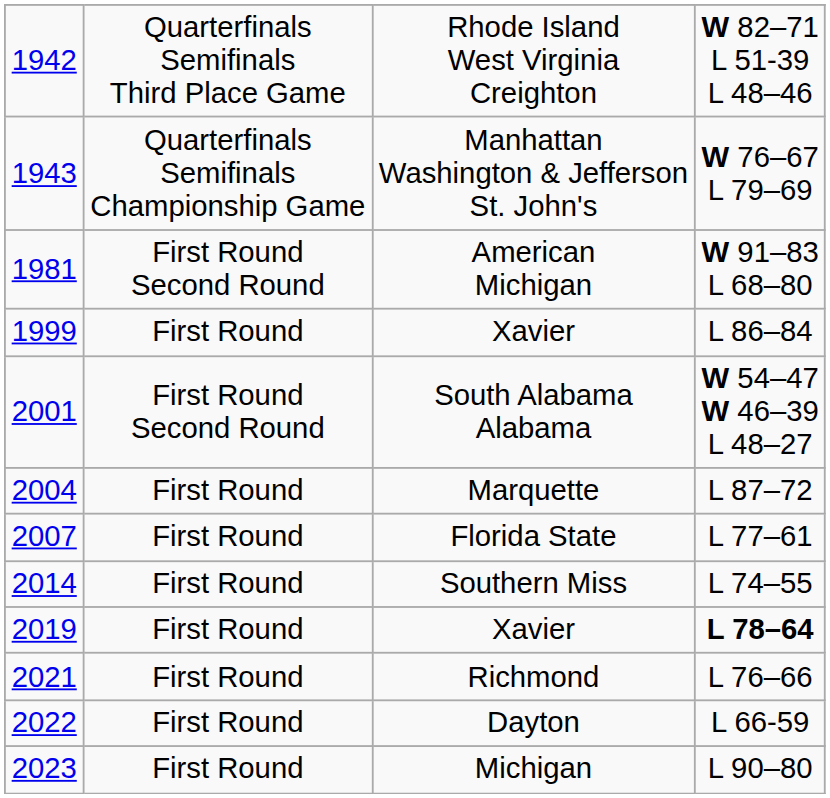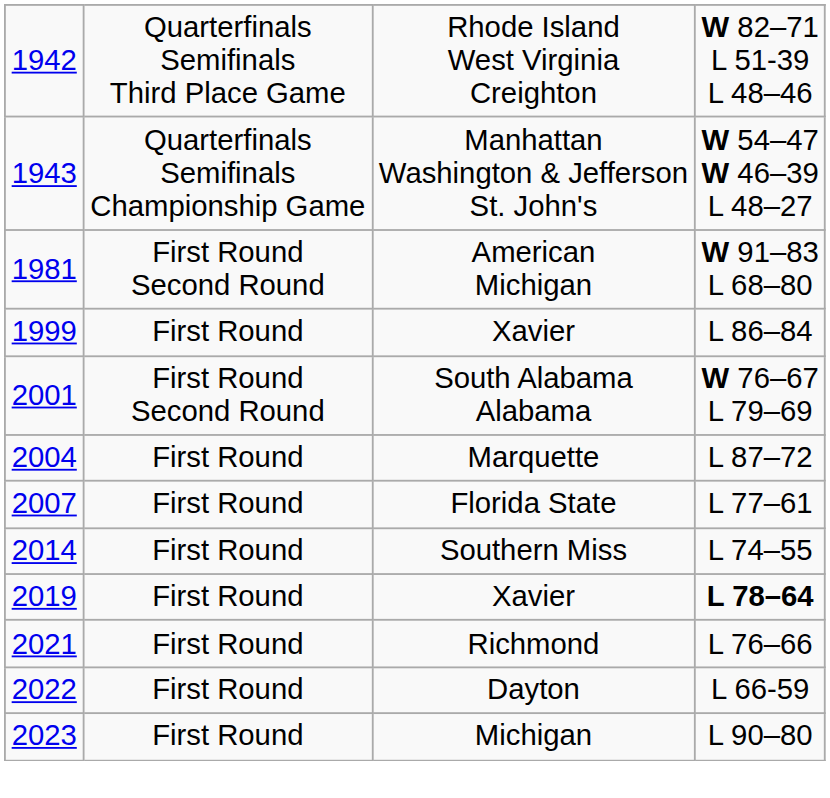(760, 172) W 76–67 L 79–69 -> (760, 172) W 54–47 W 46–39 L 48–27
(760, 411) W 54–47 W 46–39 L 48–27 -> (760, 394) W 76–67 L 79–69
